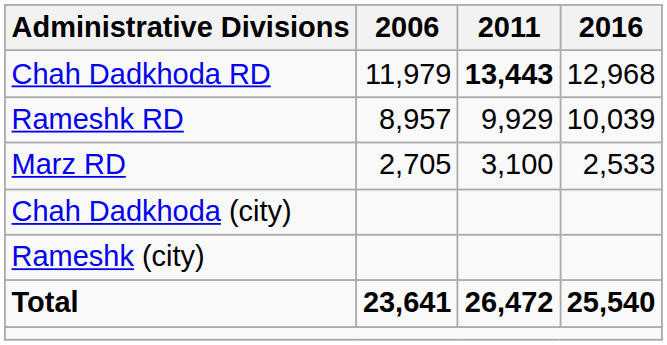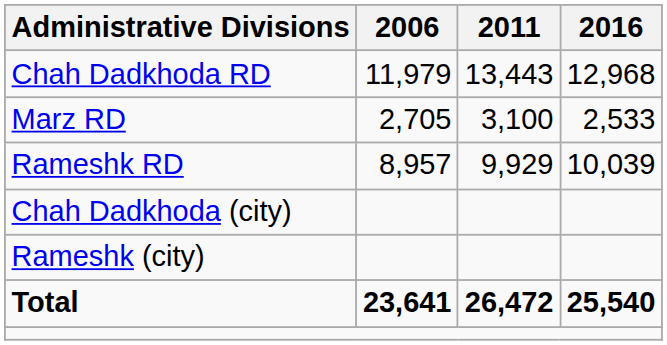(509, 73) bold -> (509, 73) normal
rows swapped: (69, 165) <-> (98, 119)
